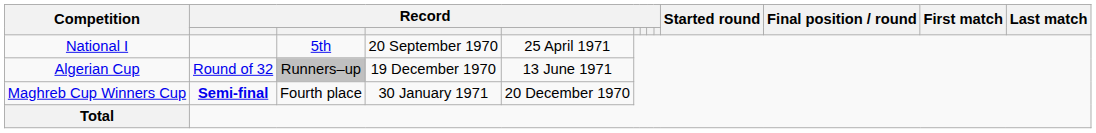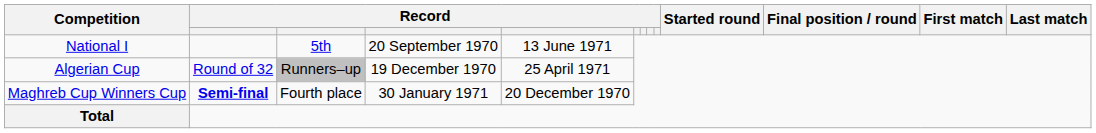(567, 46) 25 April 1971 -> (567, 46) 13 June 1971
(567, 69) 13 June 1971 -> (567, 69) 25 April 1971
